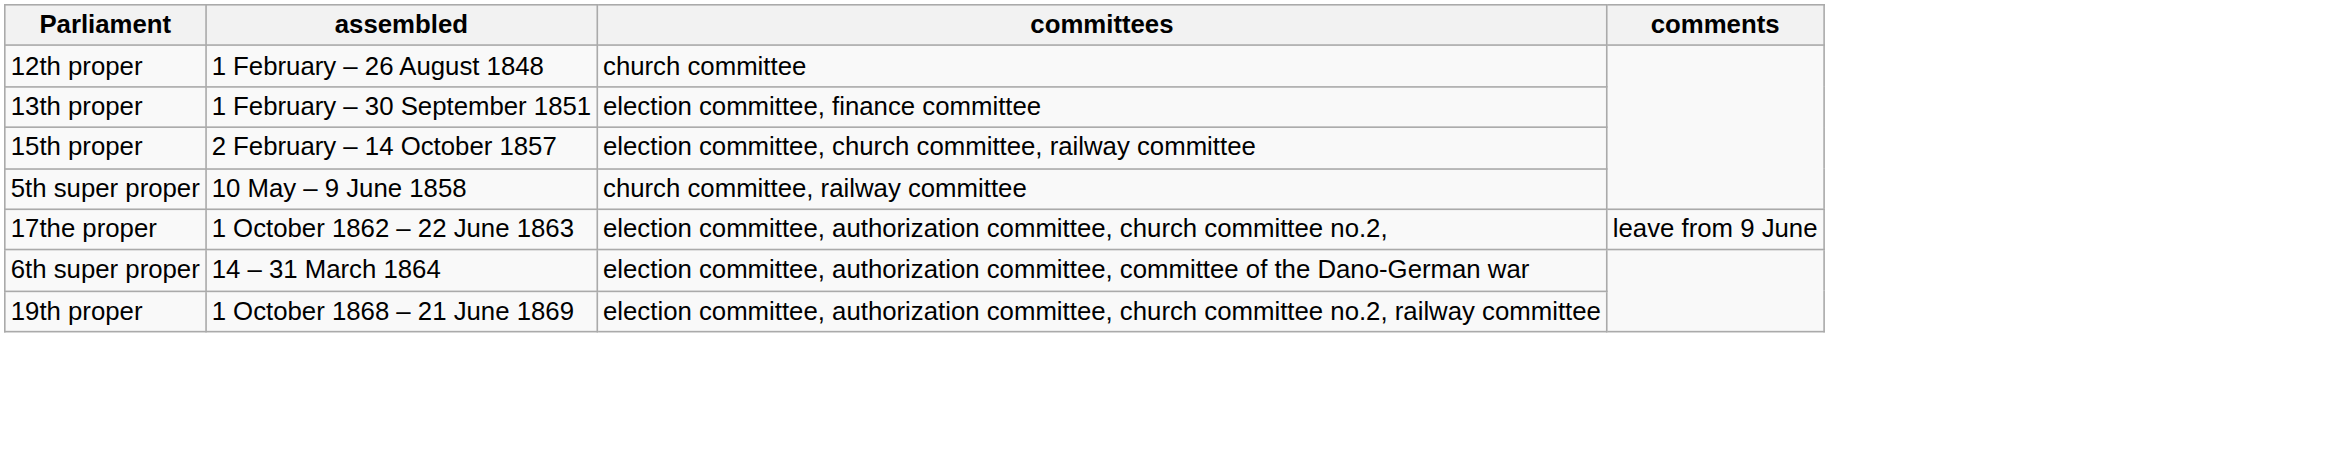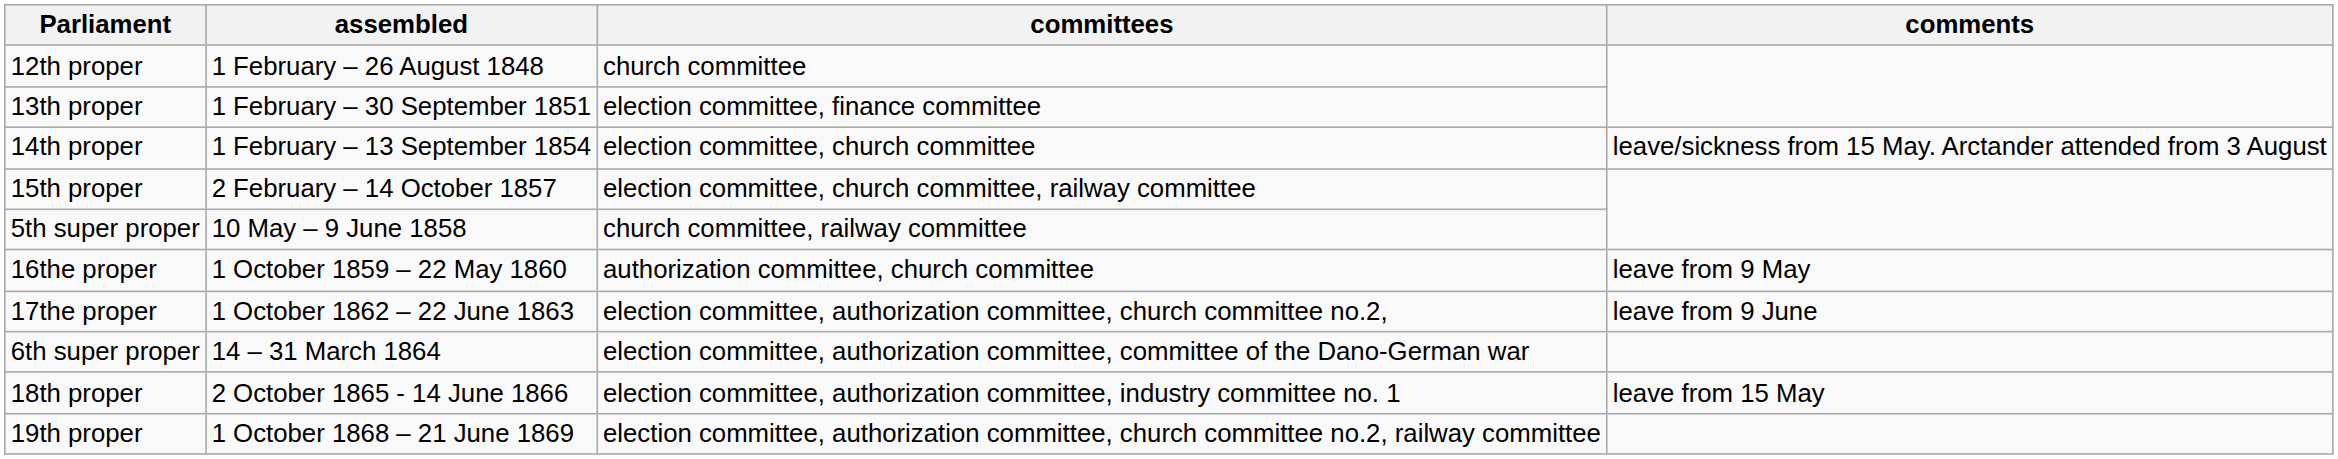+ row: (77, 147)
+ row: (84, 270)
+ row: (77, 392)
